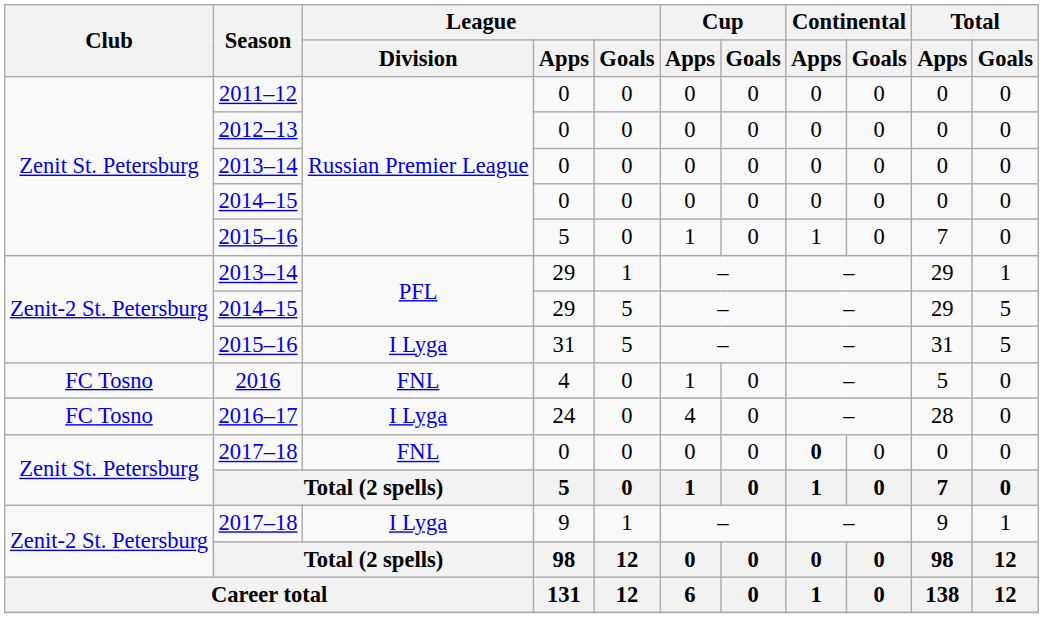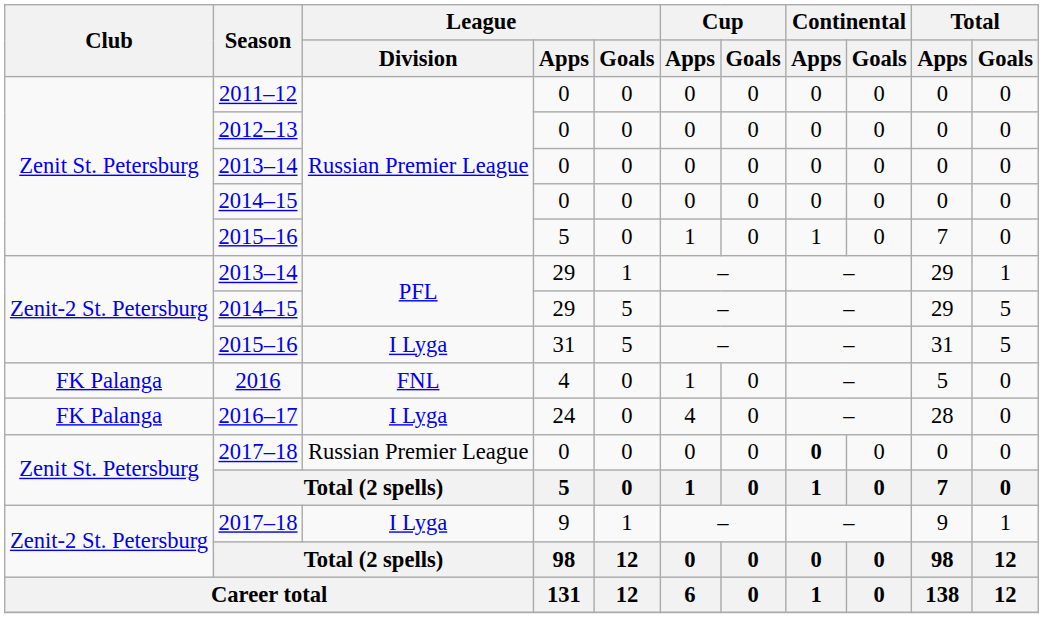(109, 380) FC Tosno -> (109, 380) FK Palanga
(109, 415) FC Tosno -> (109, 415) FK Palanga
(418, 451) FNL -> (418, 451) Russian Premier League
